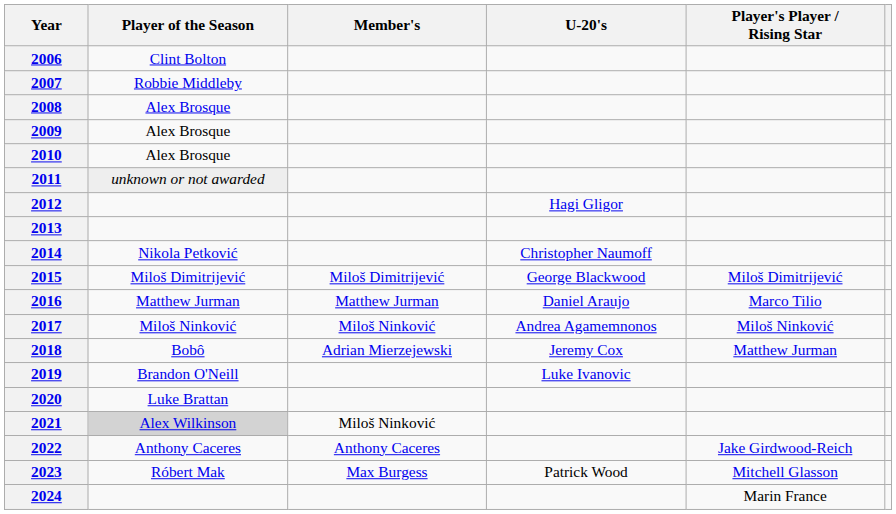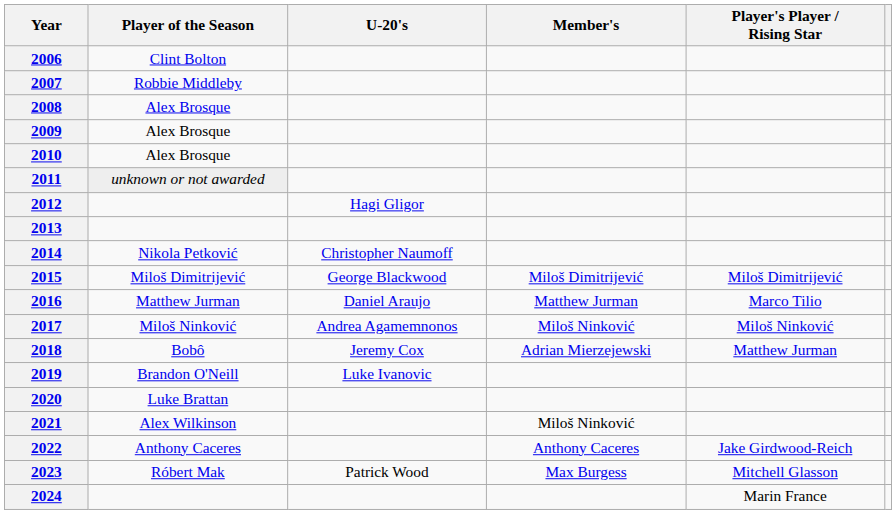columns swapped: (387, 25) <-> (586, 25)
(188, 423) lightgrey background -> (188, 423) no background
